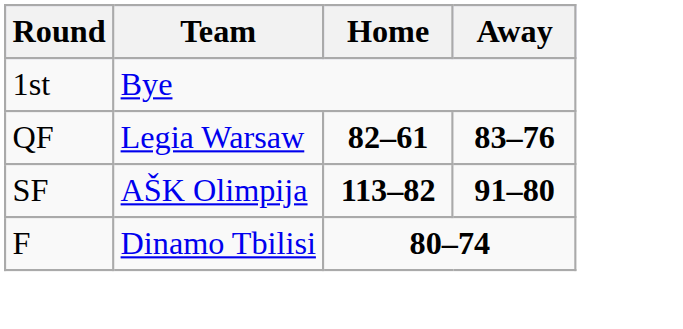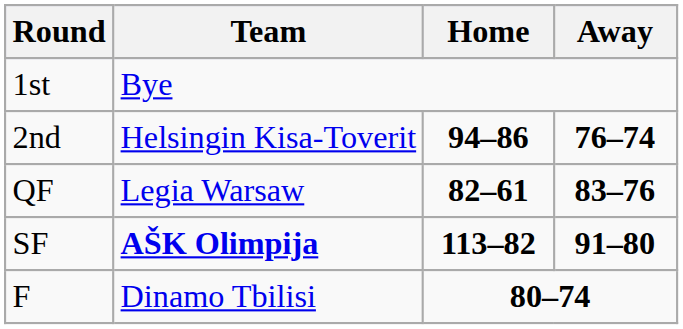+ row: (37, 137)
(214, 190) normal -> (219, 243) bold
